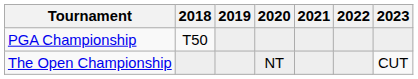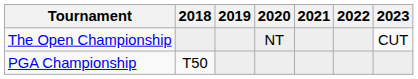rows swapped: (72, 40) <-> (90, 63)
